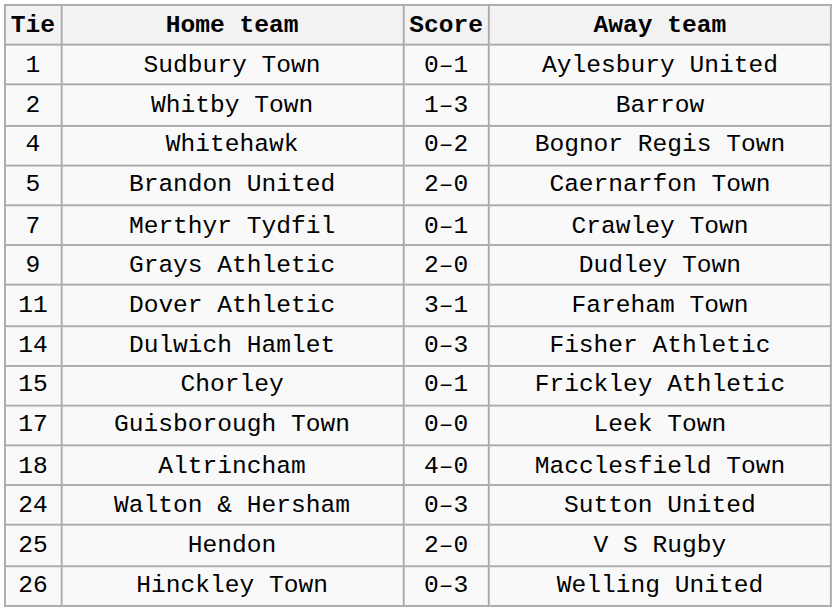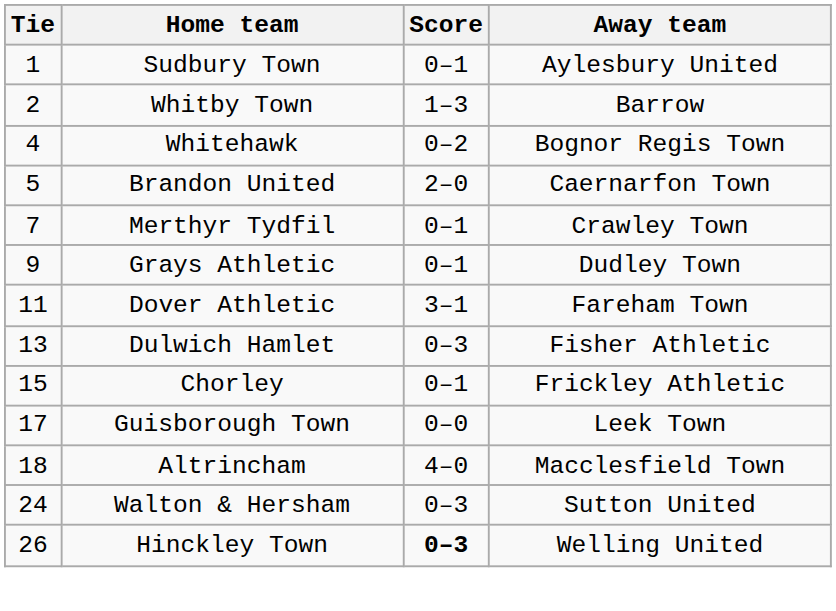(446, 265) 2–0 -> (446, 265) 0–1
(33, 345) 14 -> (33, 345) 13
- row: (232, 546)
(446, 586) normal -> (446, 546) bold
